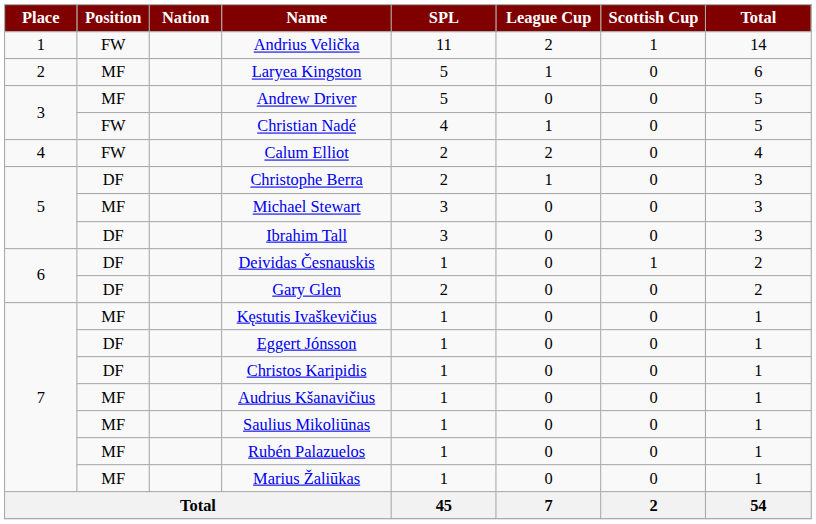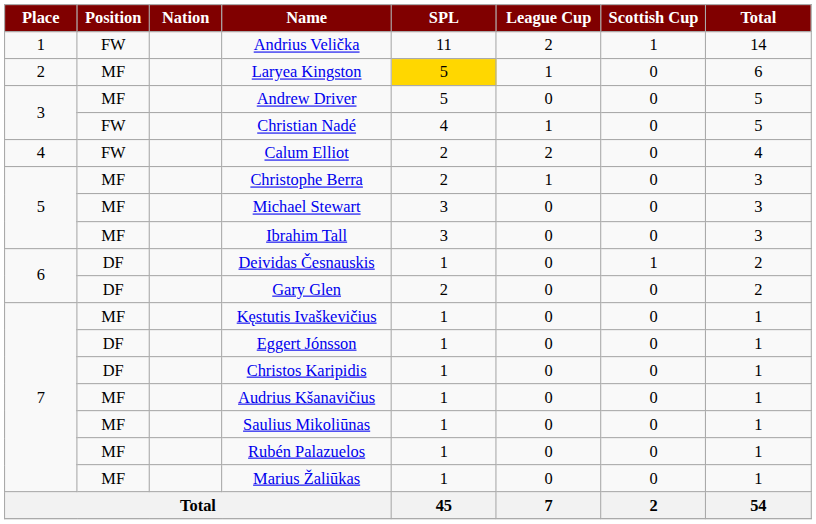(444, 72) no background -> (444, 72) gold background
(113, 180) DF -> (113, 180) MF
(113, 234) DF -> (113, 234) MF
